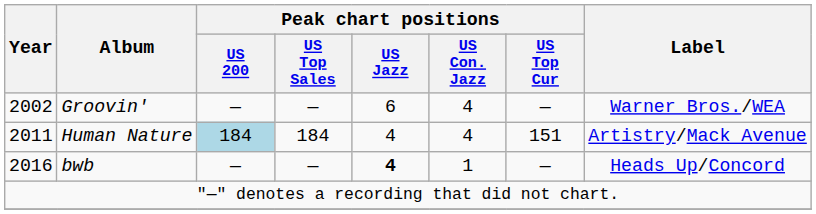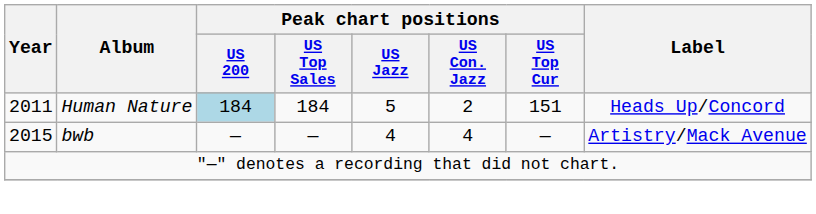- row: (105, 107)
(390, 137) 4 -> (390, 107) 5
(468, 137) 4 -> (468, 107) 2
(698, 137) Artistry/Mack Avenue -> (698, 107) Heads Up/Concord
(31, 166) 2016 -> (31, 137) 2015
(390, 166) bold -> (390, 137) normal
(468, 166) 1 -> (468, 137) 4
(698, 166) Heads Up/Concord -> (698, 137) Artistry/Mack Avenue
